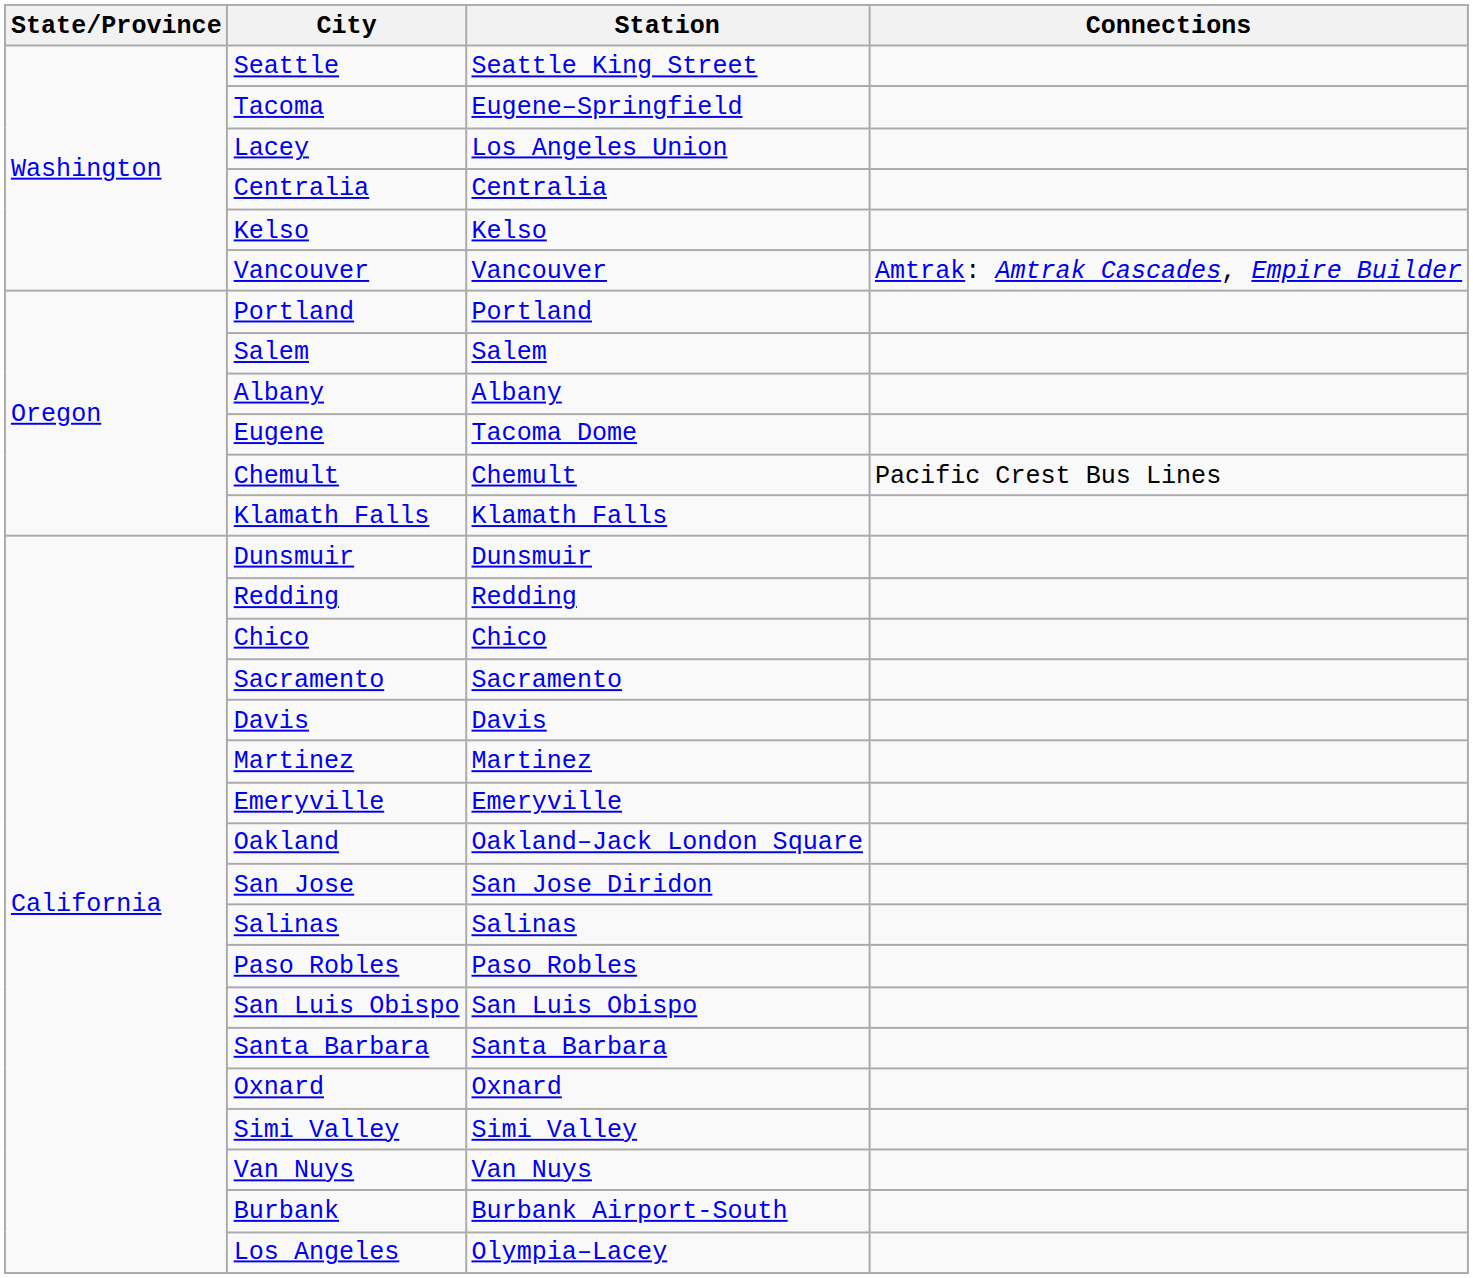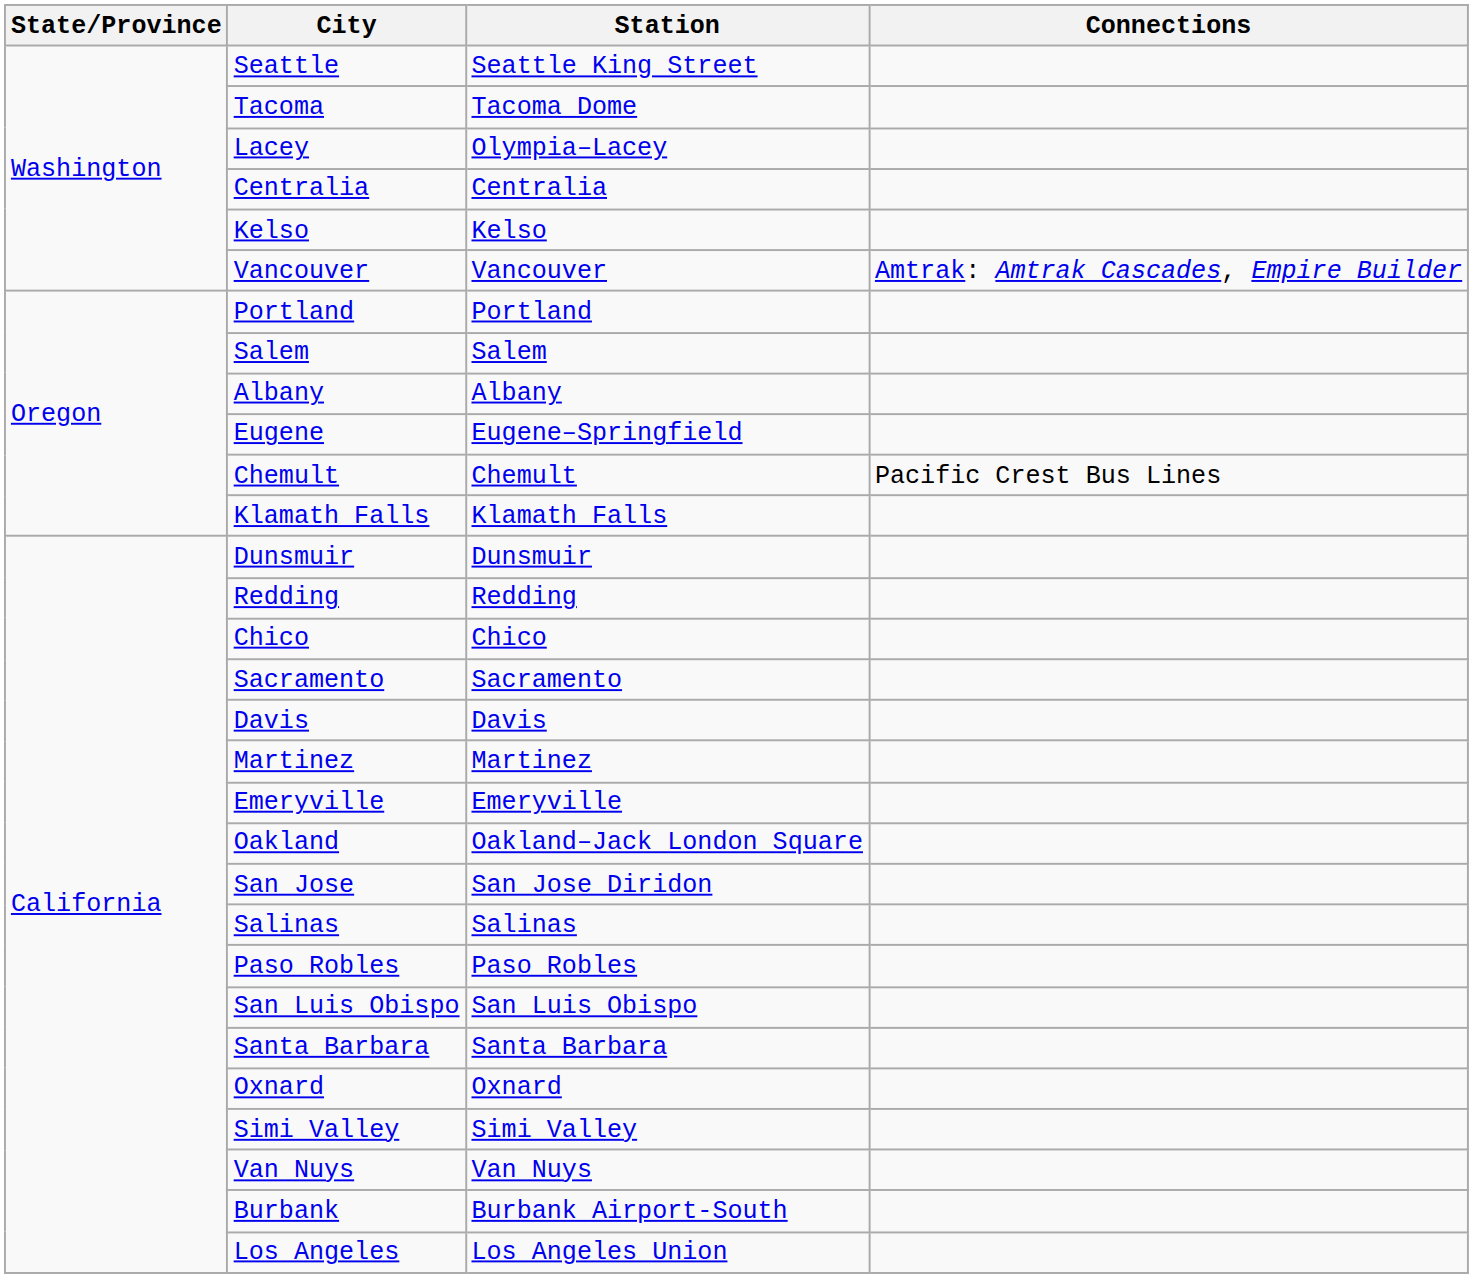(607, 107) Eugene–Springfield -> (554, 107) Tacoma Dome
(599, 148) Los Angeles Union -> (569, 148) Olympia–Lacey
(554, 434) Tacoma Dome -> (607, 434) Eugene–Springfield
(569, 1252) Olympia–Lacey -> (599, 1252) Los Angeles Union
